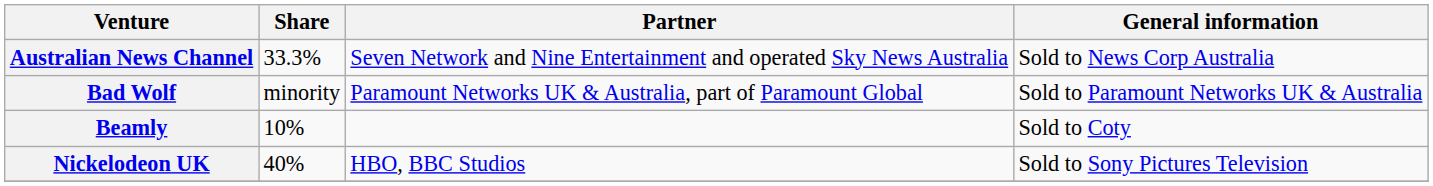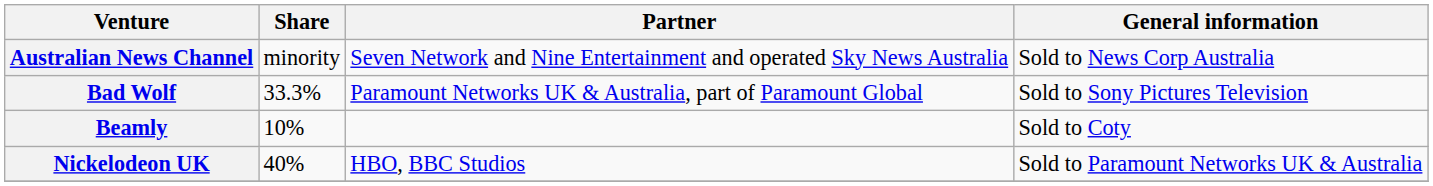(292, 57) 33.3% -> (302, 57) minority
(302, 92) minority -> (292, 92) 33.3%
(1220, 92) Sold to Paramount Networks UK & Australia -> (1163, 92) Sold to Sony Pictures Television
(1163, 163) Sold to Sony Pictures Television -> (1220, 163) Sold to Paramount Networks UK & Australia
